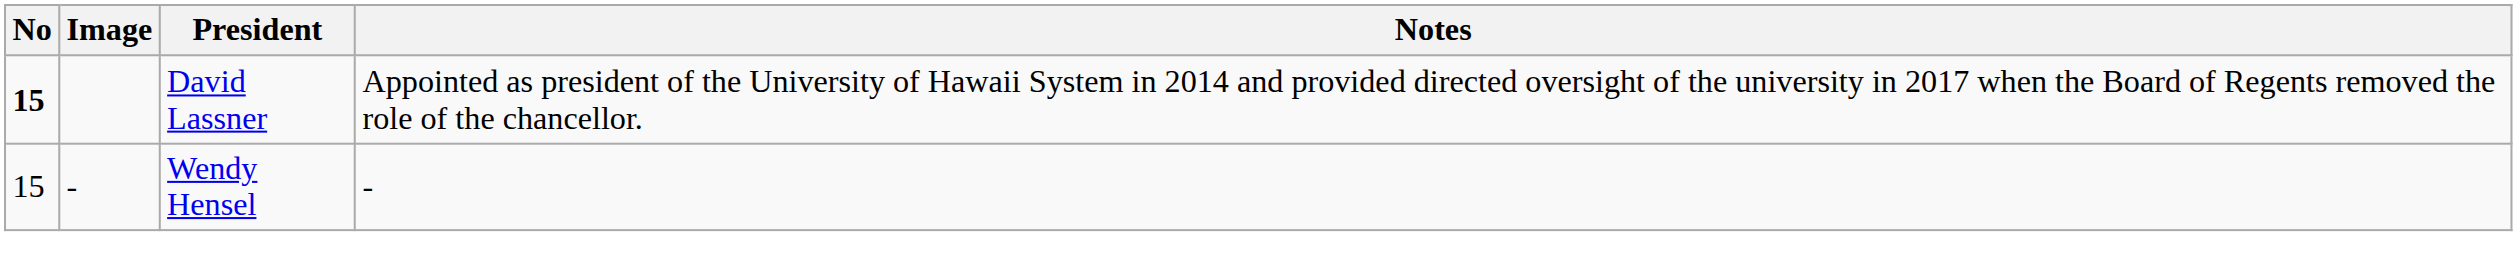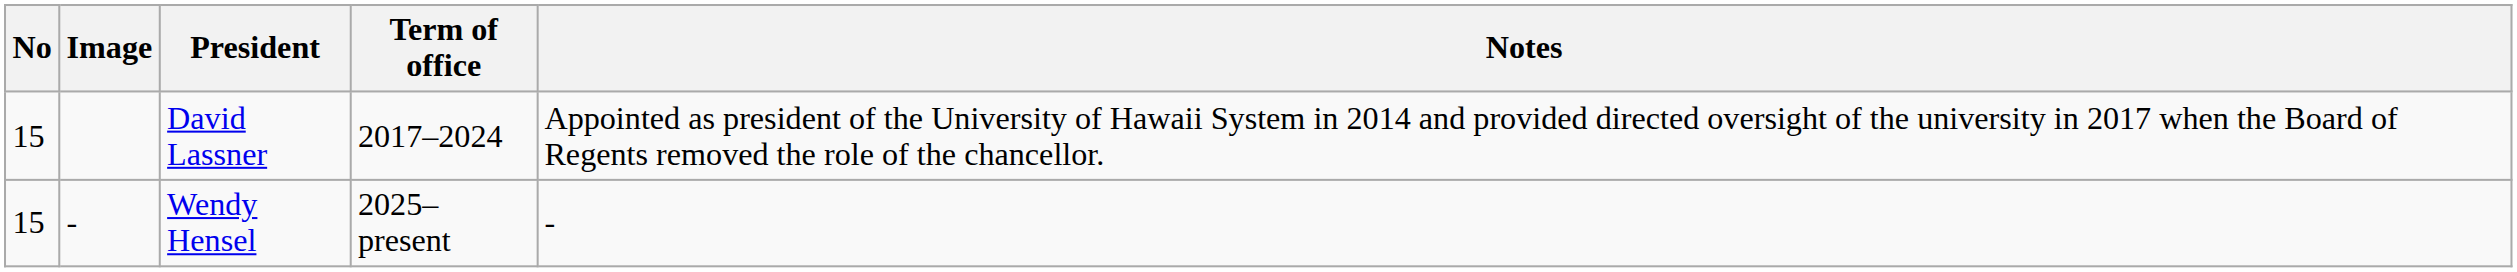+ column: (444, 48)
(28, 99) bold -> (28, 135) normal
